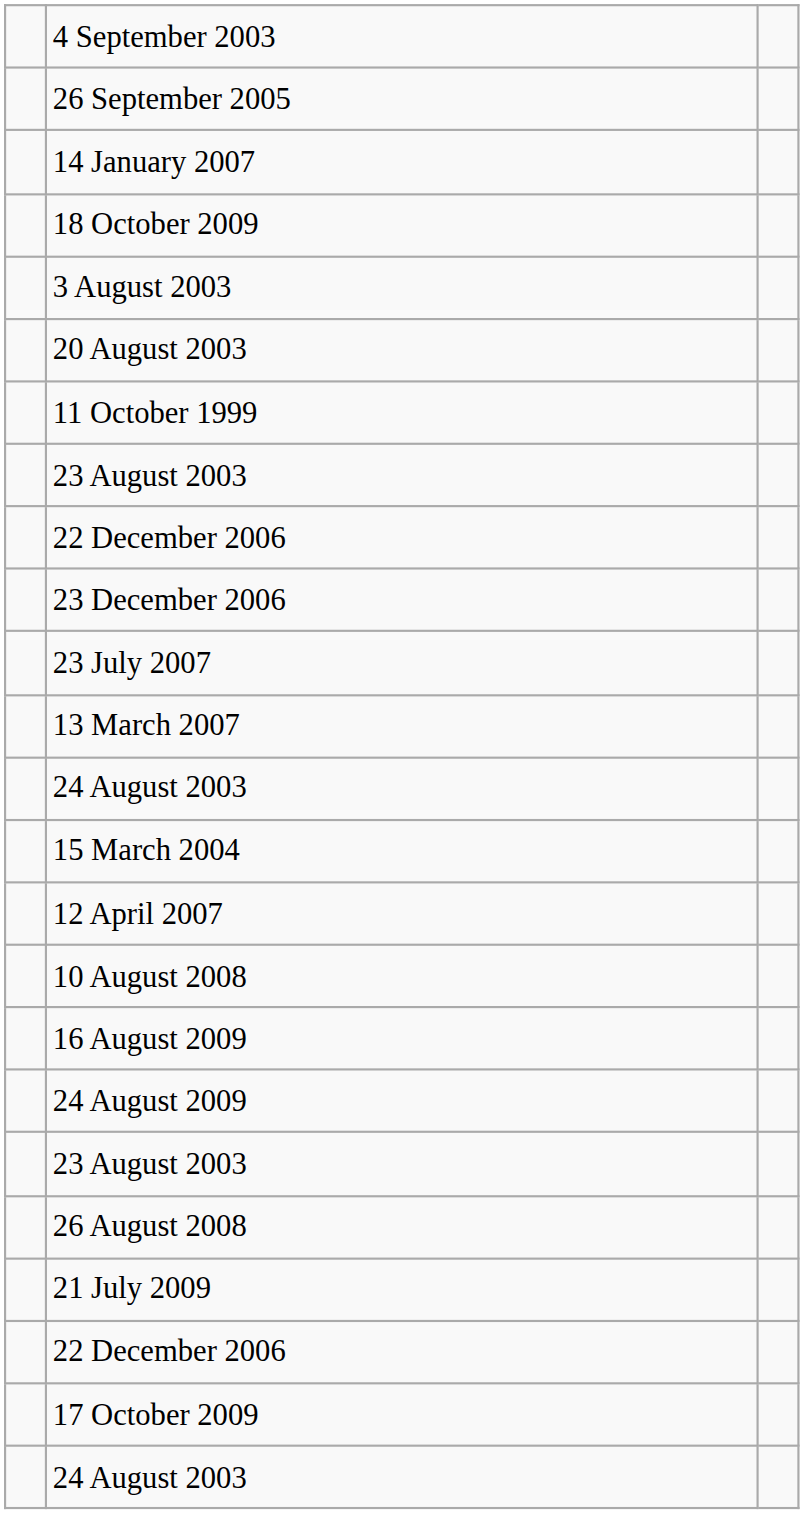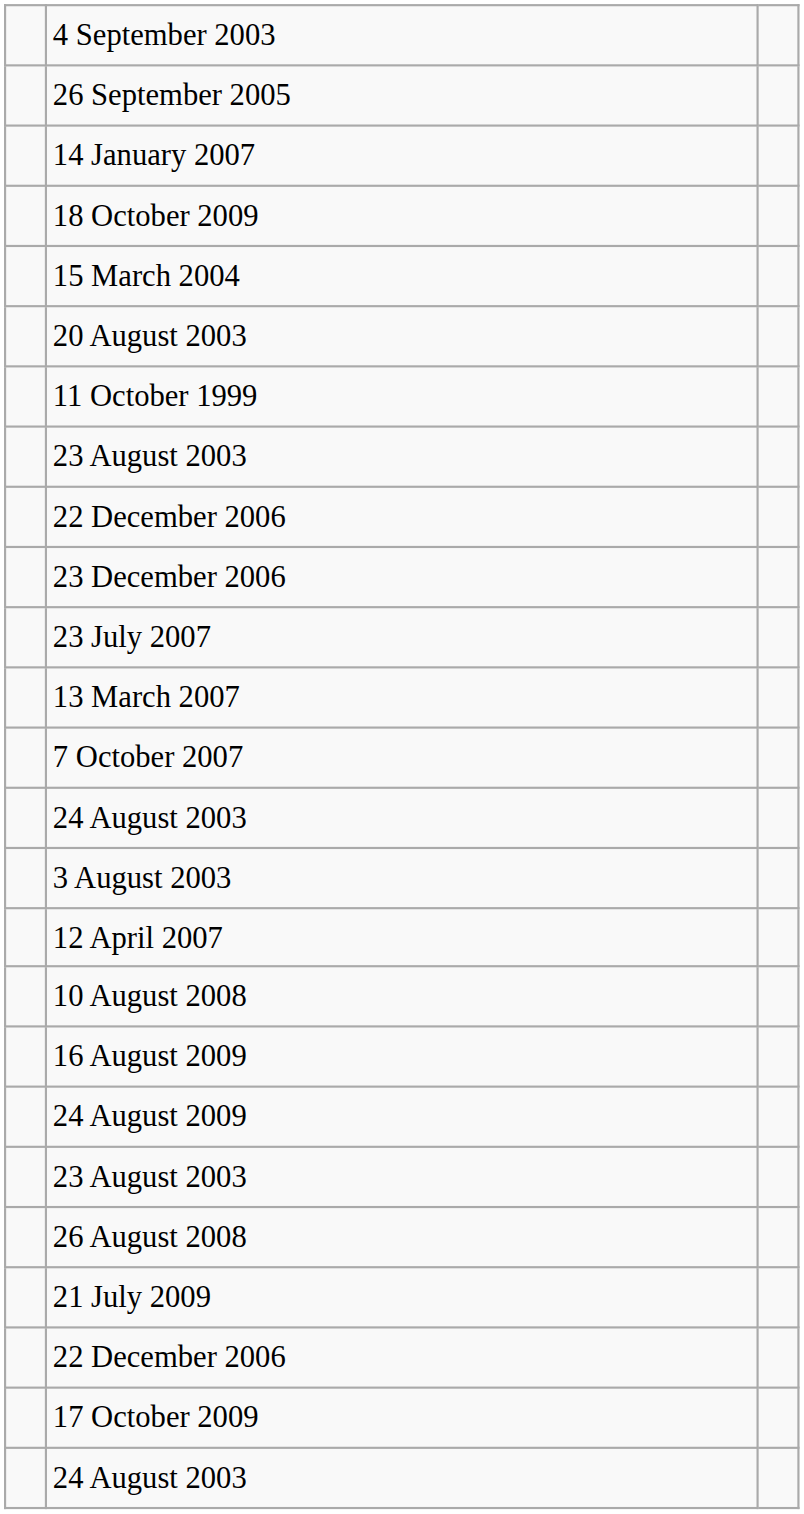rows swapped: (25, 287) <-> (25, 851)
+ row: (25, 757)
